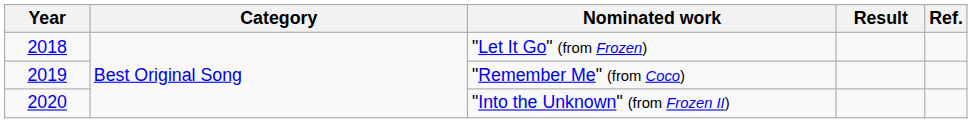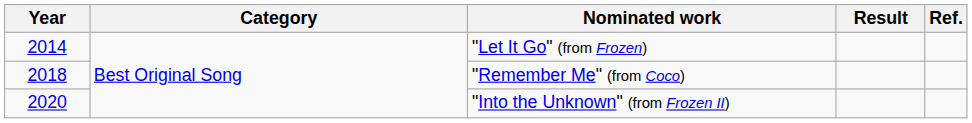(47, 46) 2018 -> (47, 46) 2014
(47, 74) 2019 -> (47, 74) 2018
